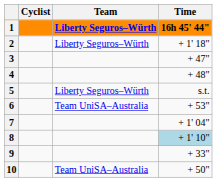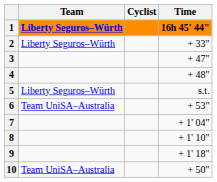columns swapped: (36, 12) <-> (106, 12)
(194, 43) + 1' 18" -> (198, 43) + 33"
(194, 138) lightblue background -> (194, 138) no background
(198, 153) + 33" -> (194, 153) + 1' 18"
